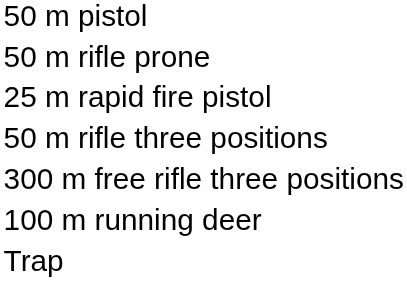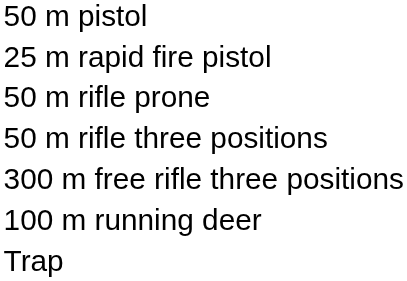rows swapped: (138, 97) <-> (107, 56)
